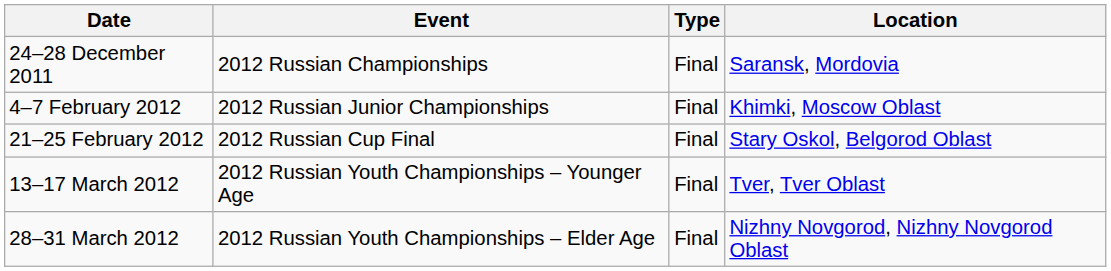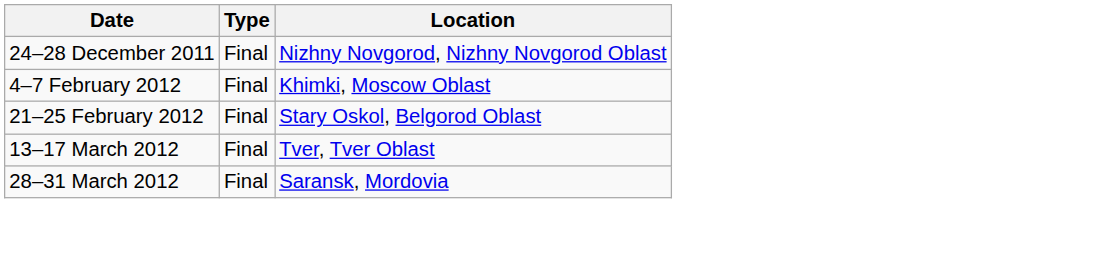- column: (441, 20)
(814, 64) Saransk, Mordovia -> (473, 52) Nizhny Novgorod, Nizhny Novgorod Oblast
(891, 238) Nizhny Novgorod, Nizhny Novgorod Oblast -> (364, 181) Saransk, Mordovia
